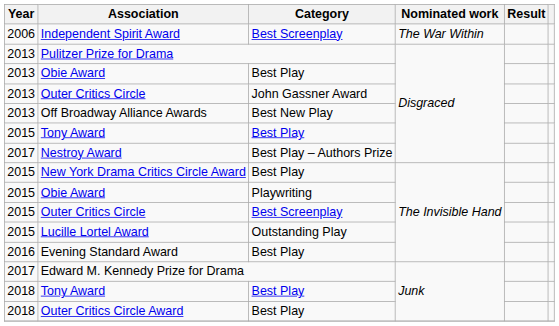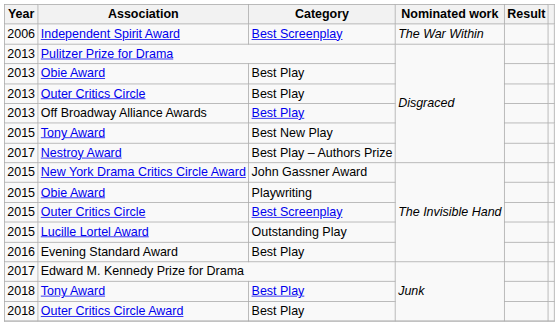(309, 93) John Gassner Award -> (278, 93) Best Play
(292, 113) Best New Play -> (278, 113) Best Play
(278, 133) Best Play -> (292, 133) Best New Play
(278, 172) Best Play -> (309, 172) John Gassner Award
